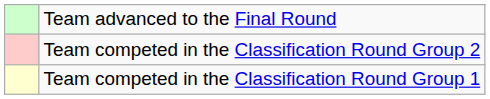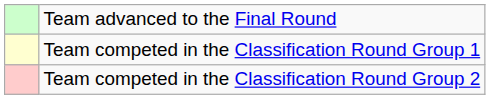rows swapped: (262, 79) <-> (262, 49)
